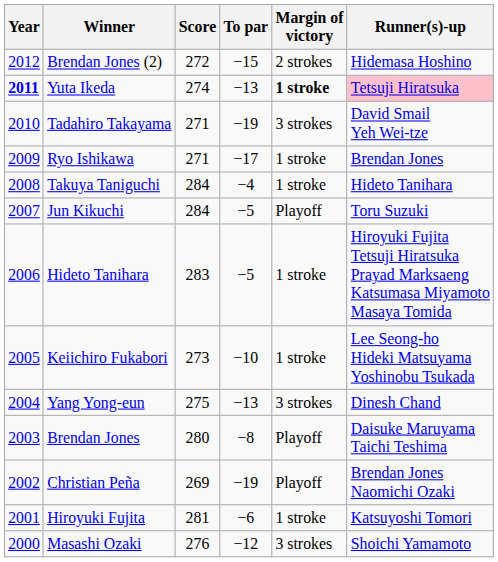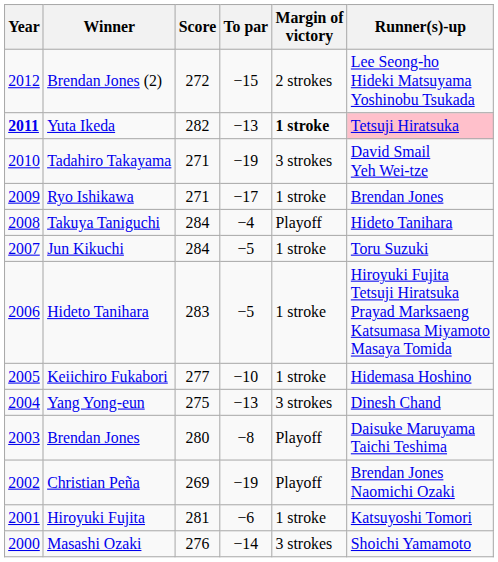(411, 62) Hidemasa Hoshino -> (413, 81) Lee Seong-ho Hideki Matsuyama Yoshinobu Tsukada
(197, 88) 274 -> (197, 126) 282
(301, 185) 1 stroke -> (299, 222) Playoff
(299, 211) Playoff -> (301, 248) 1 stroke
(197, 357) 273 -> (197, 375) 277
(413, 357) Lee Seong-ho Hideki Matsuyama Yoshinobu Tsukada -> (411, 375) Hidemasa Hoshino
(246, 543) −12 -> (246, 543) −14
